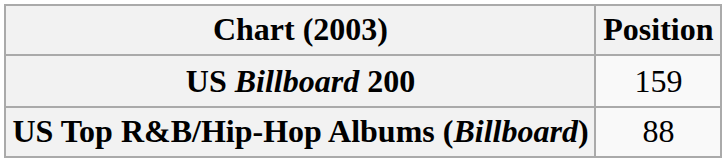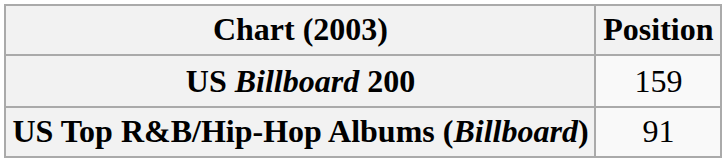(658, 131) 88 -> (658, 131) 91
